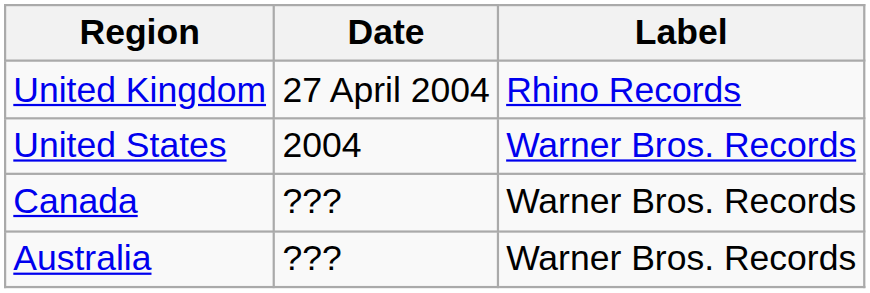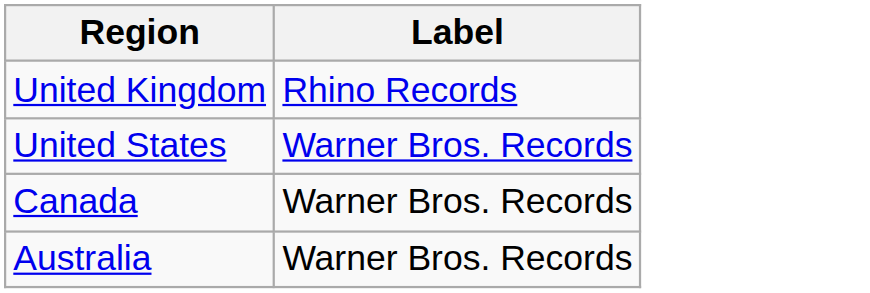- column: (386, 32)
